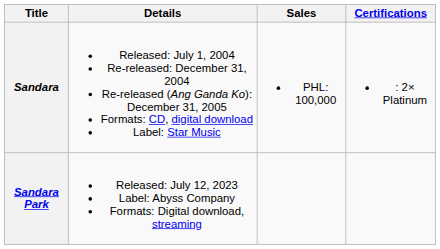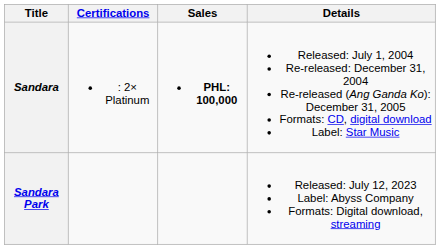columns swapped: (163, 13) <-> (391, 13)
(301, 94) normal -> (203, 94) bold
